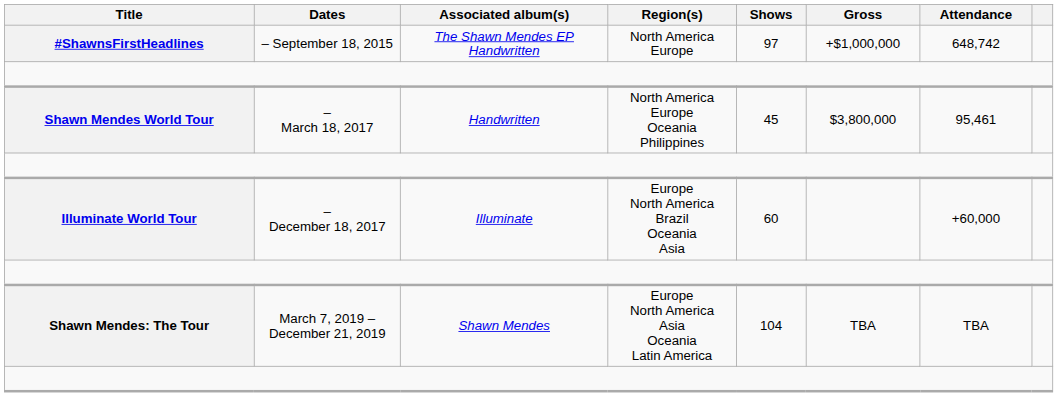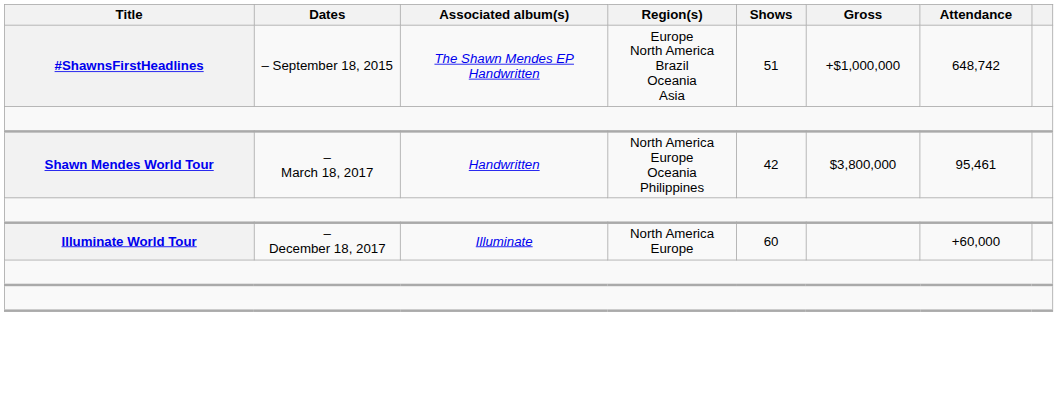(672, 43) North America Europe -> (672, 65) Europe North America Brazil Oceania Asia
(771, 43) 97 -> (771, 65) 51
(771, 120) 45 -> (771, 165) 42
(672, 219) Europe North America Brazil Oceania Asia -> (672, 241) North America Europe
- row: (129, 325)
